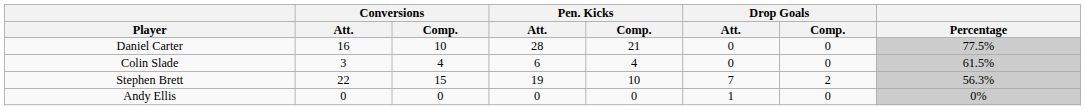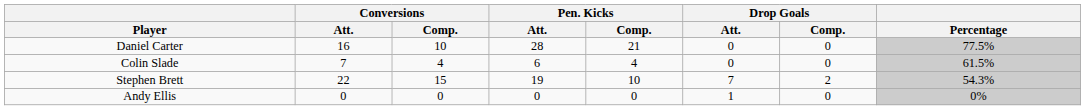(343, 63) 3 -> (343, 63) 7
(978, 80) 56.3% -> (978, 80) 54.3%
